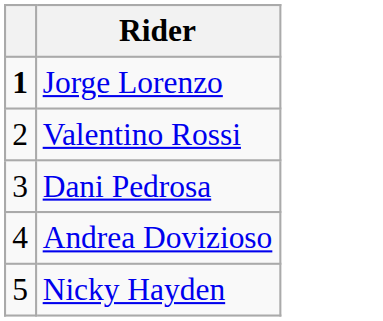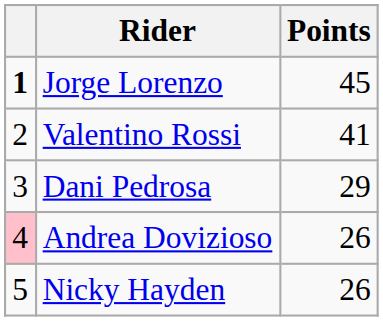+ column: (329, 30)
(20, 238) no background -> (20, 238) pink background
